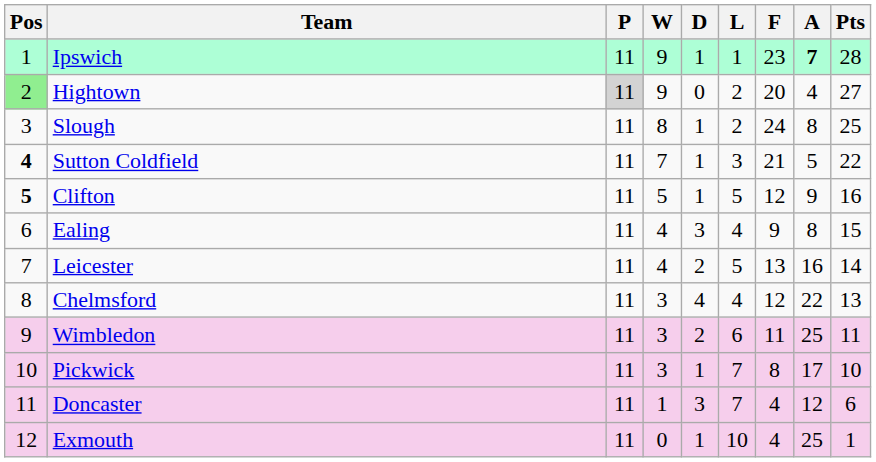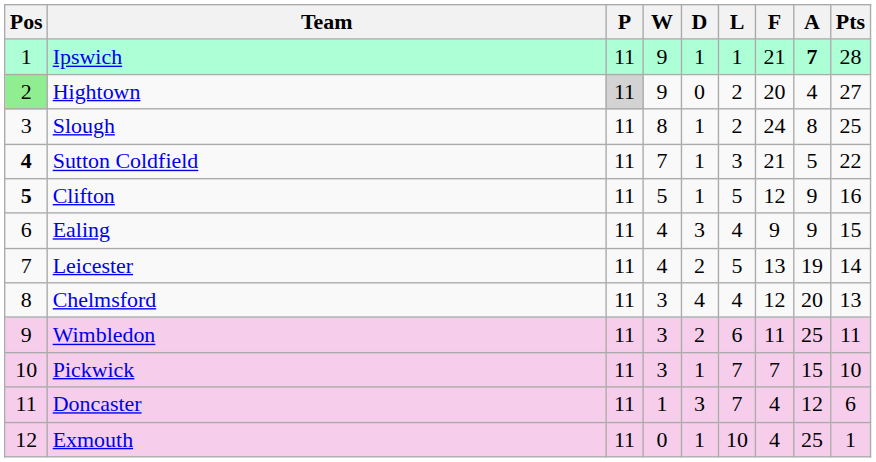(775, 56) 23 -> (775, 56) 21
(812, 230) 8 -> (812, 230) 9
(812, 265) 16 -> (812, 265) 19
(812, 299) 22 -> (812, 299) 20
(775, 369) 8 -> (775, 369) 7
(812, 369) 17 -> (812, 369) 15
